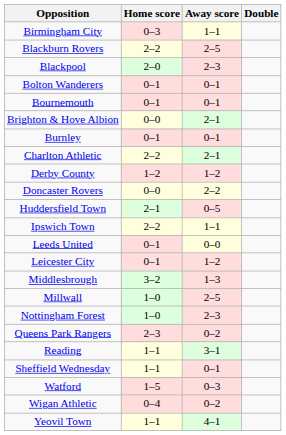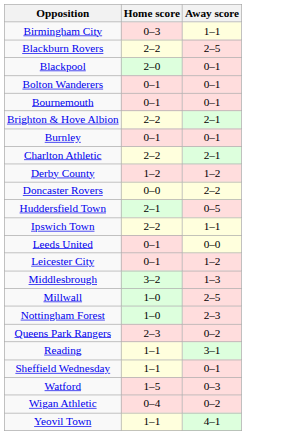- column: (261, 13)
(212, 66) 2–3 -> (212, 66) 0–1
(152, 119) 0–0 -> (152, 119) 2–2
